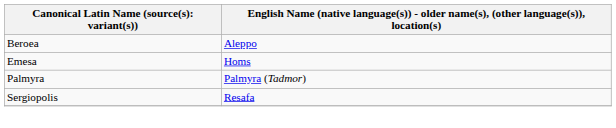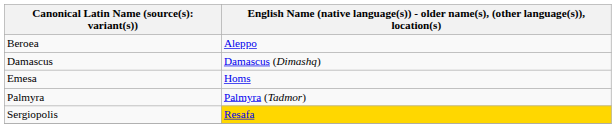+ row: (30, 61)
(239, 97) no background -> (239, 114) gold background
